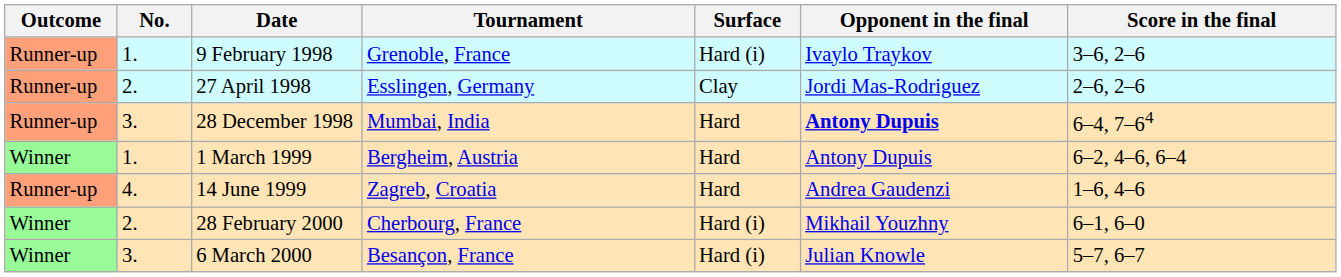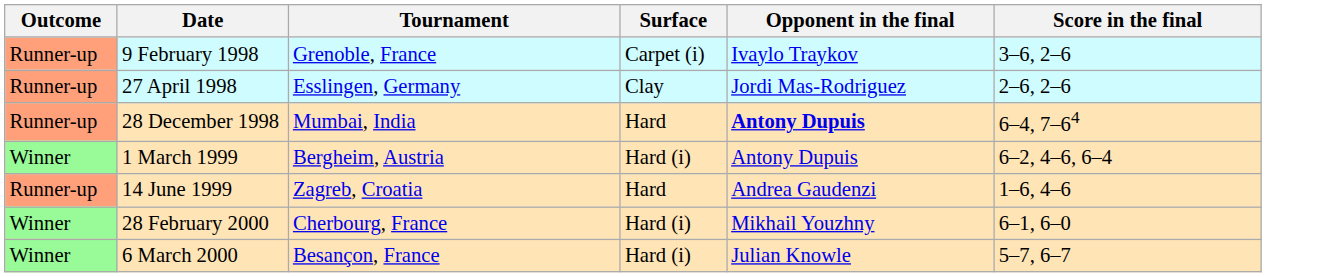- column: (154, 20)
(732, 53) Hard (i) -> (665, 53) Carpet (i)
(720, 157) Hard -> (658, 157) Hard (i)
